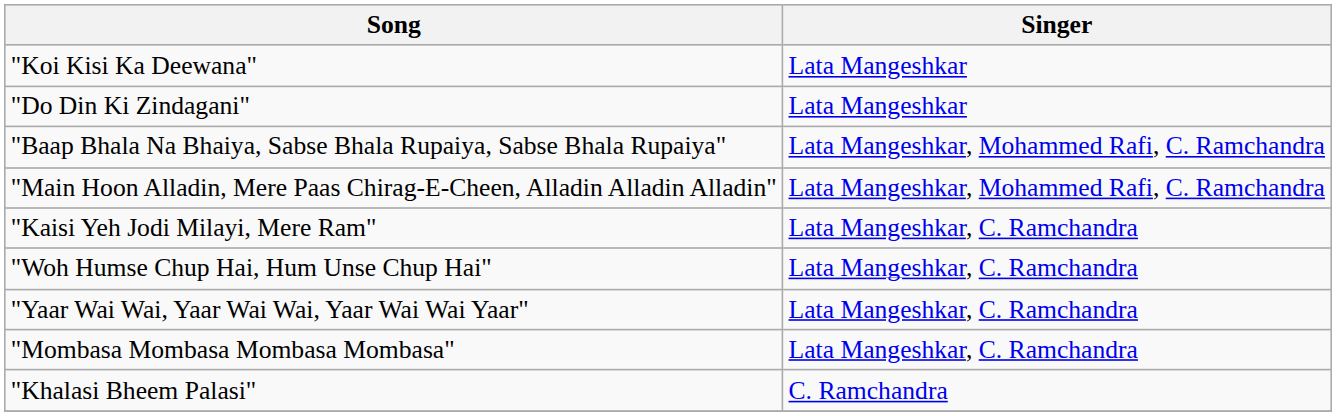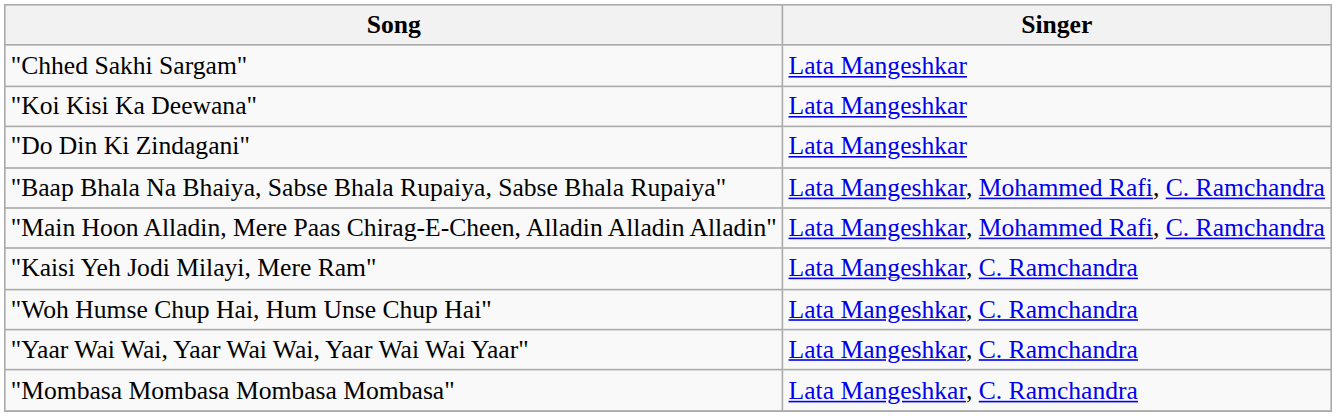+ row: (129, 65)
- row: (133, 390)
